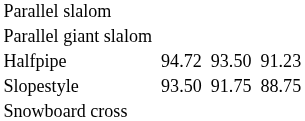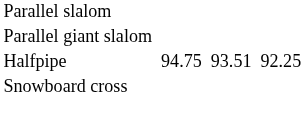(181, 61) 94.72 -> (181, 61) 94.75
(231, 61) 93.50 -> (231, 61) 93.51
(281, 61) 91.23 -> (281, 61) 92.25
- row: (41, 86)
